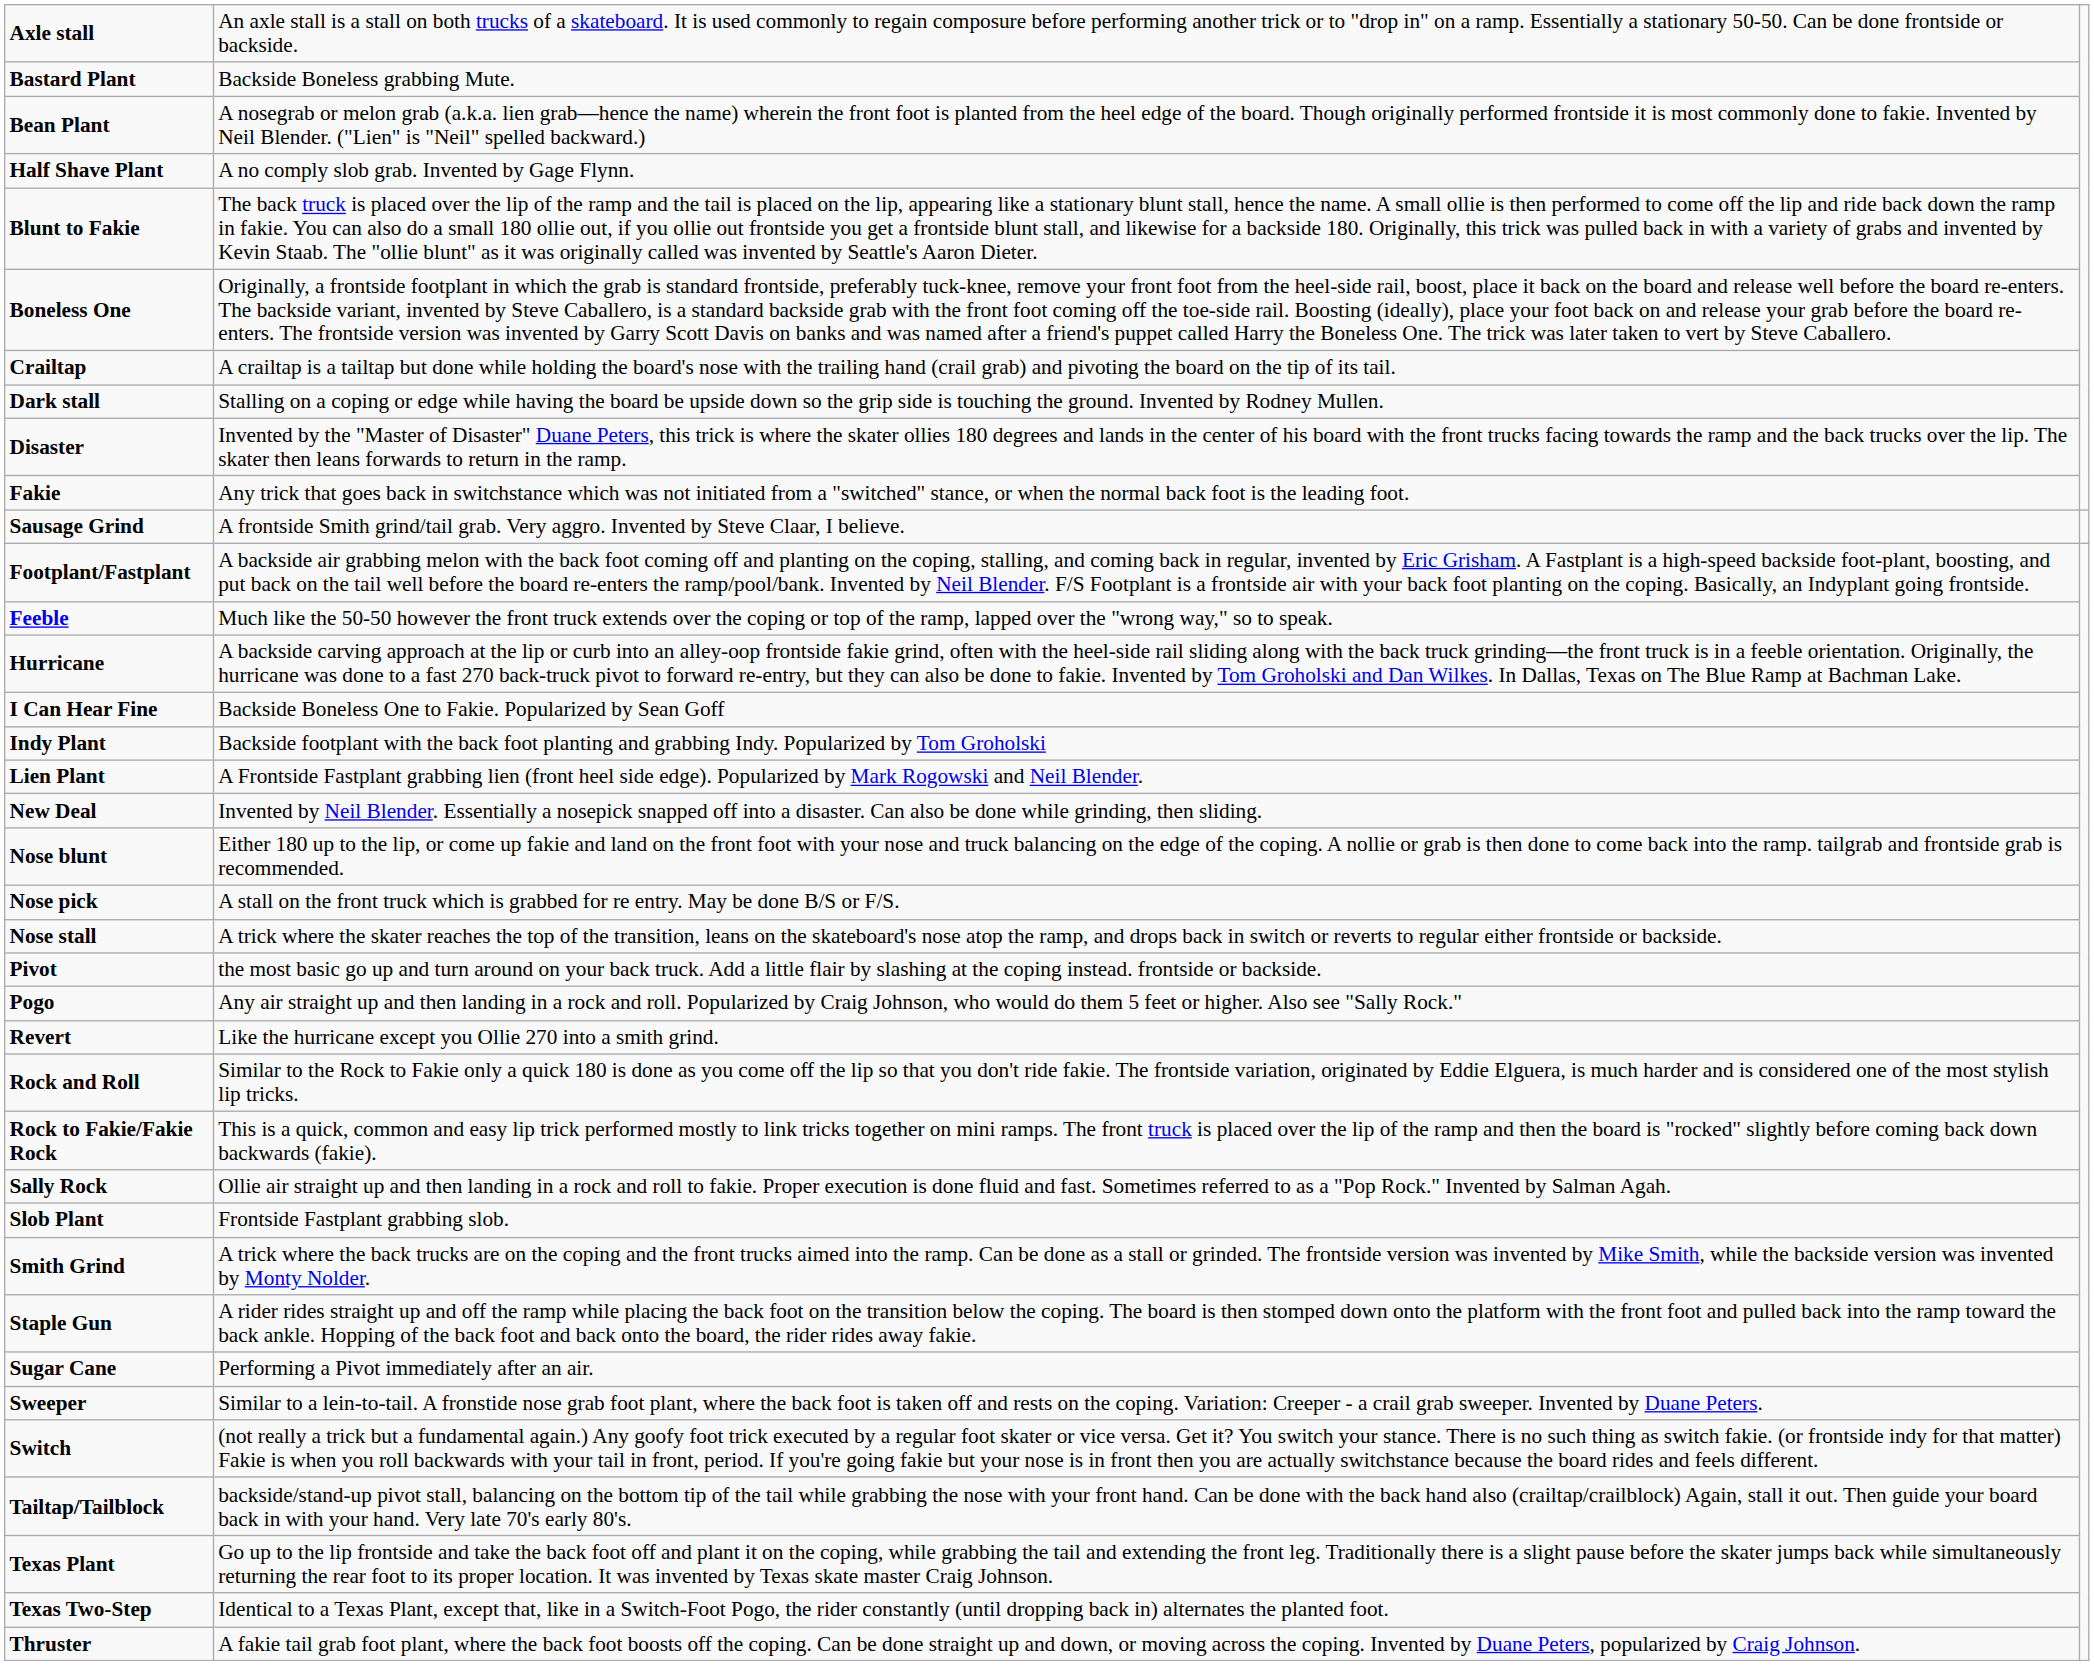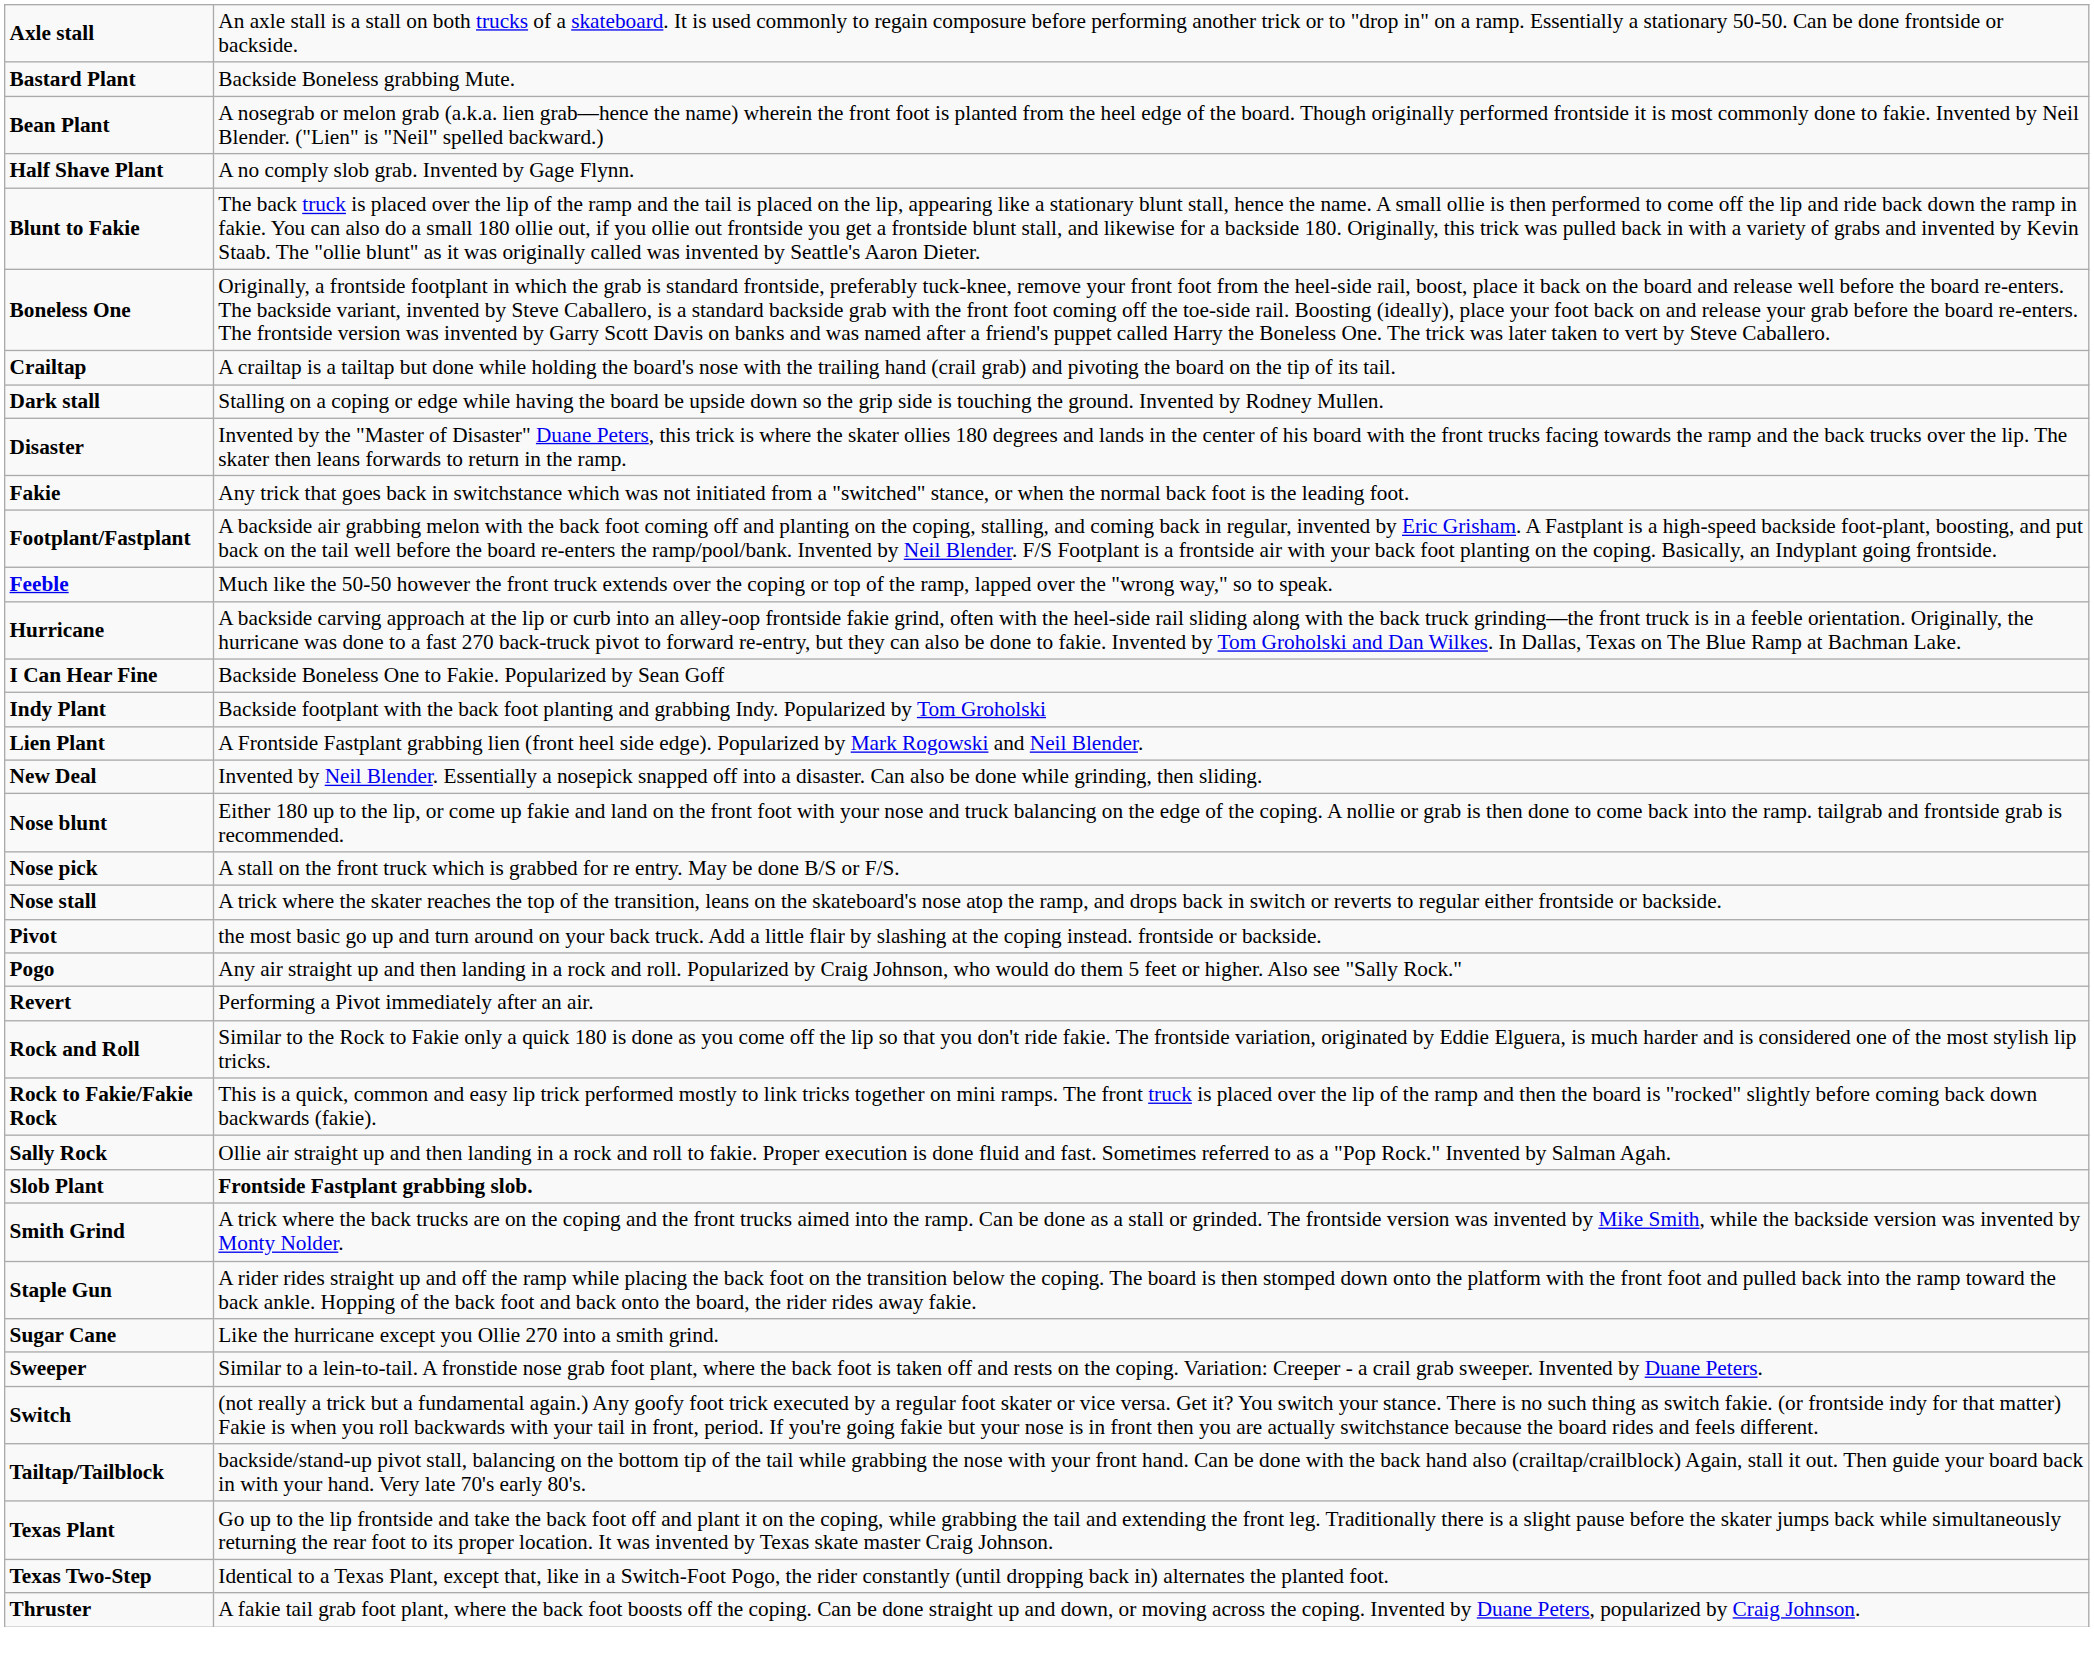- row: (77, 526)
(469, 1036) Like the hurricane except you Ollie 270 into a smith grind. -> (406, 1003) Performing a Pivot immediately after an air.
(364, 1219) normal -> (375, 1186) bold
(406, 1368) Performing a Pivot immediately after an air. -> (469, 1335) Like the hurricane except you Ollie 270 into a smith grind.
